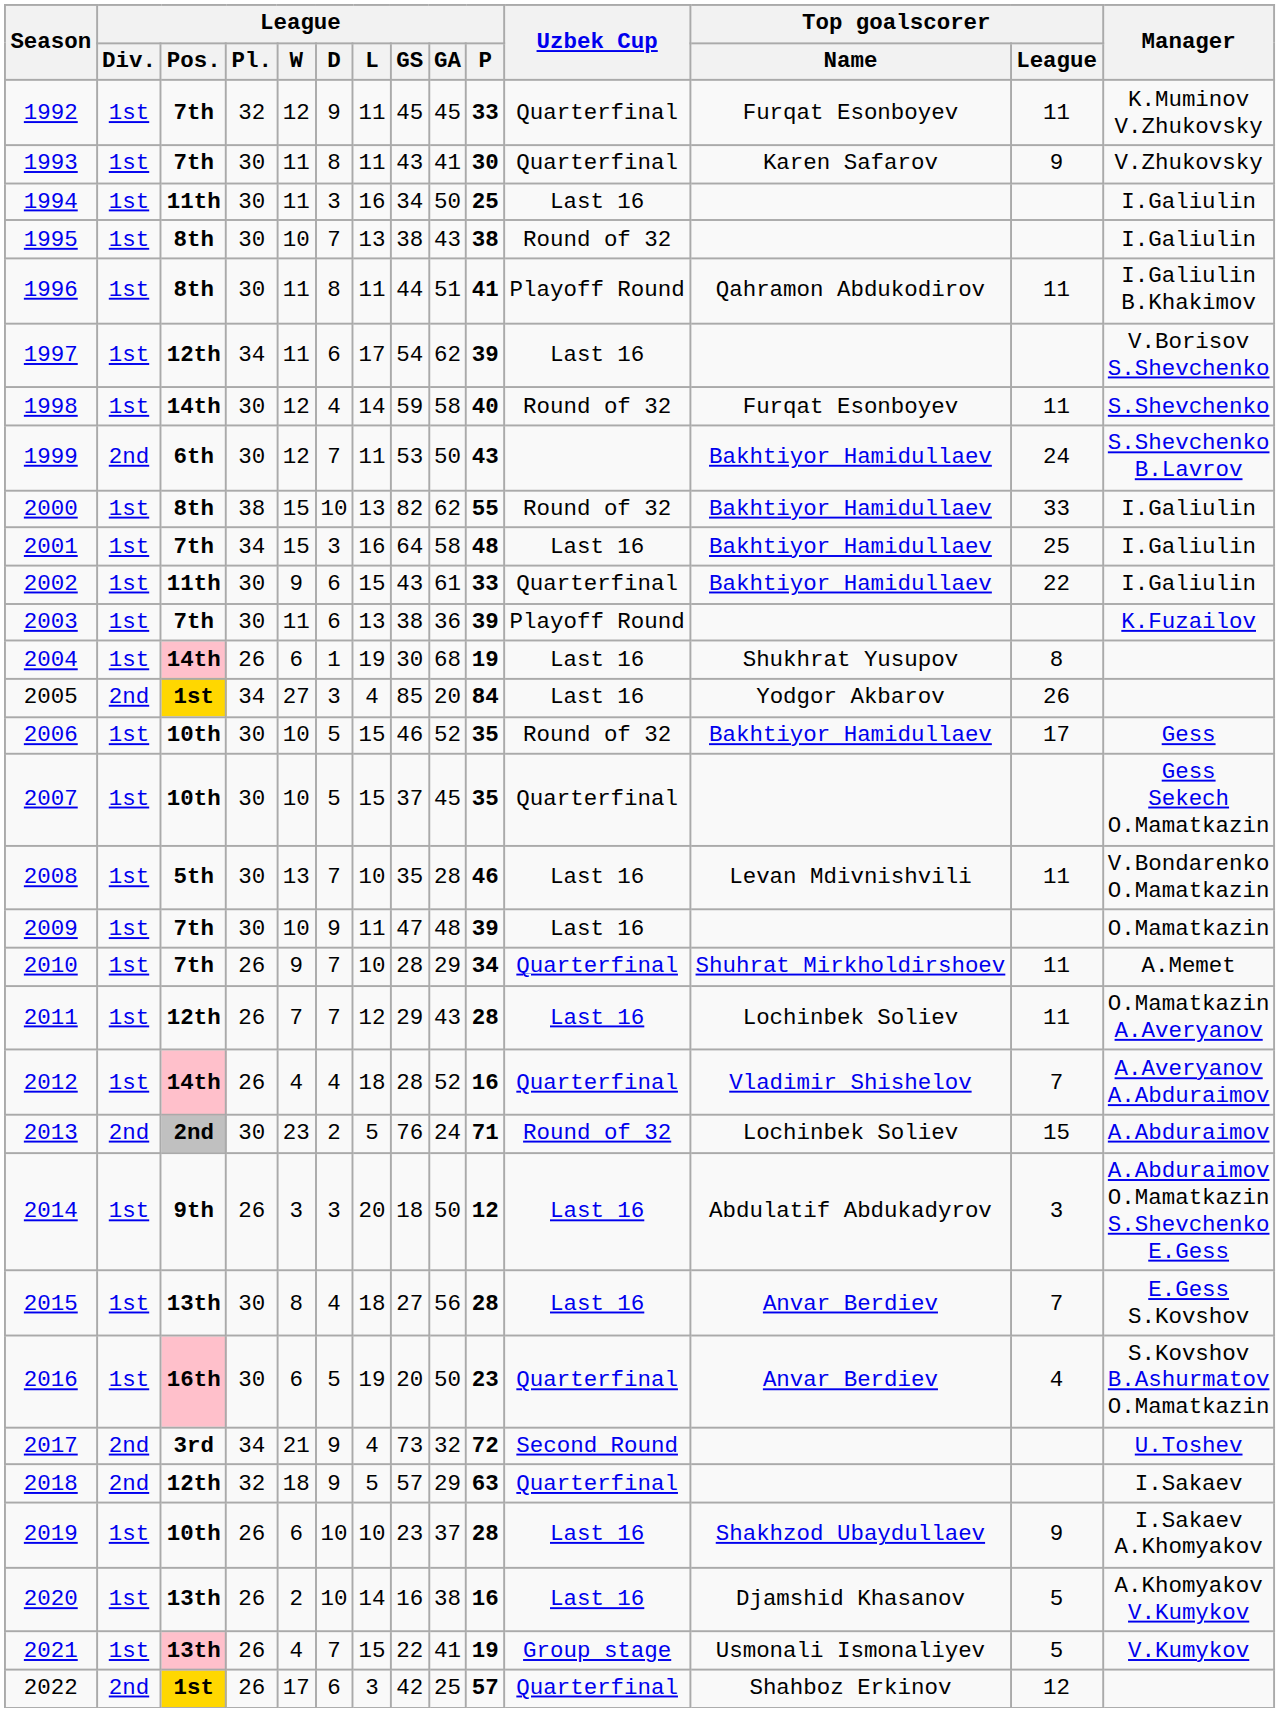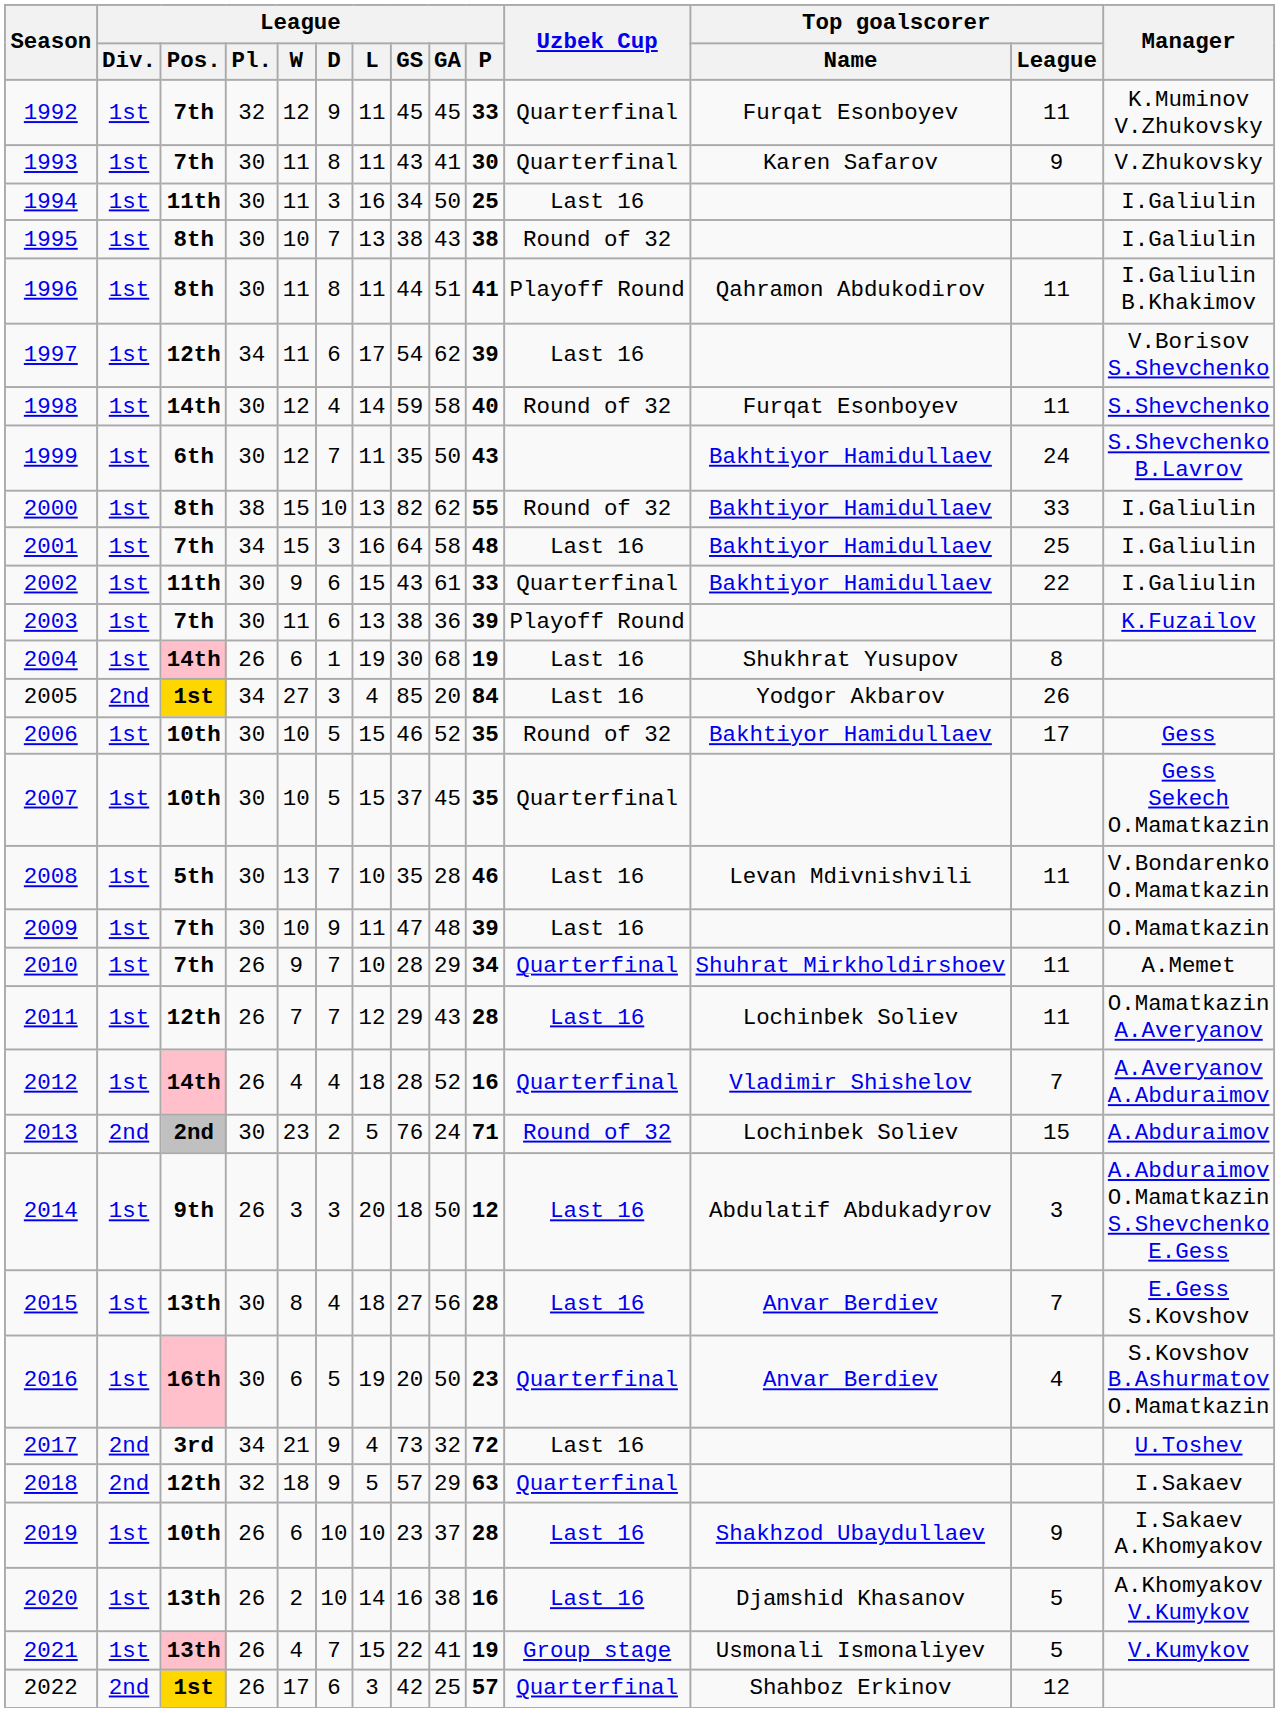(129, 457) 2nd -> (129, 457) 1st
(410, 457) 53 -> (410, 457) 35
(597, 1446) Second Round -> (597, 1446) Last 16
